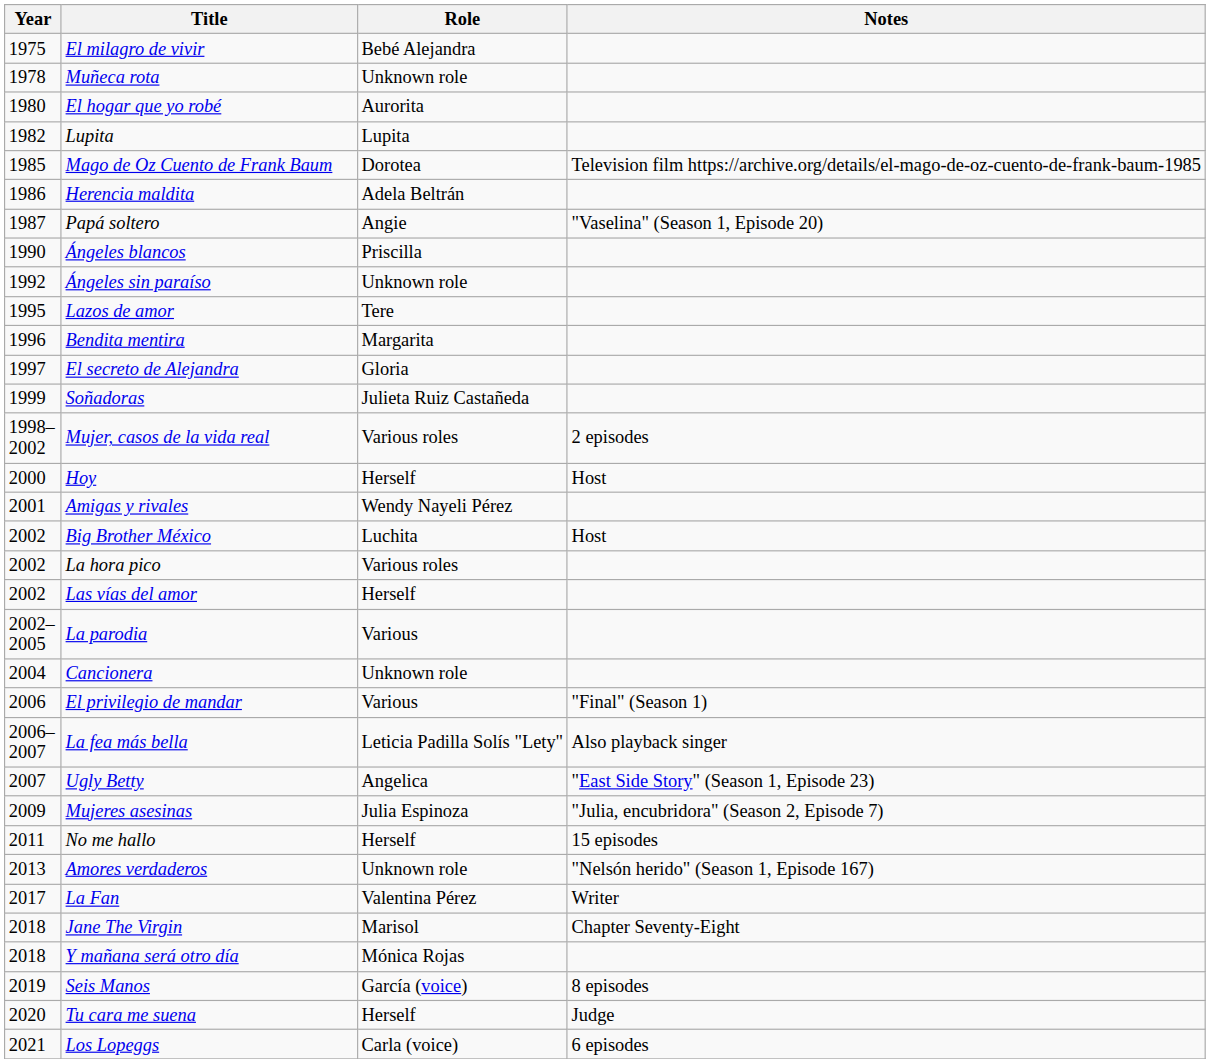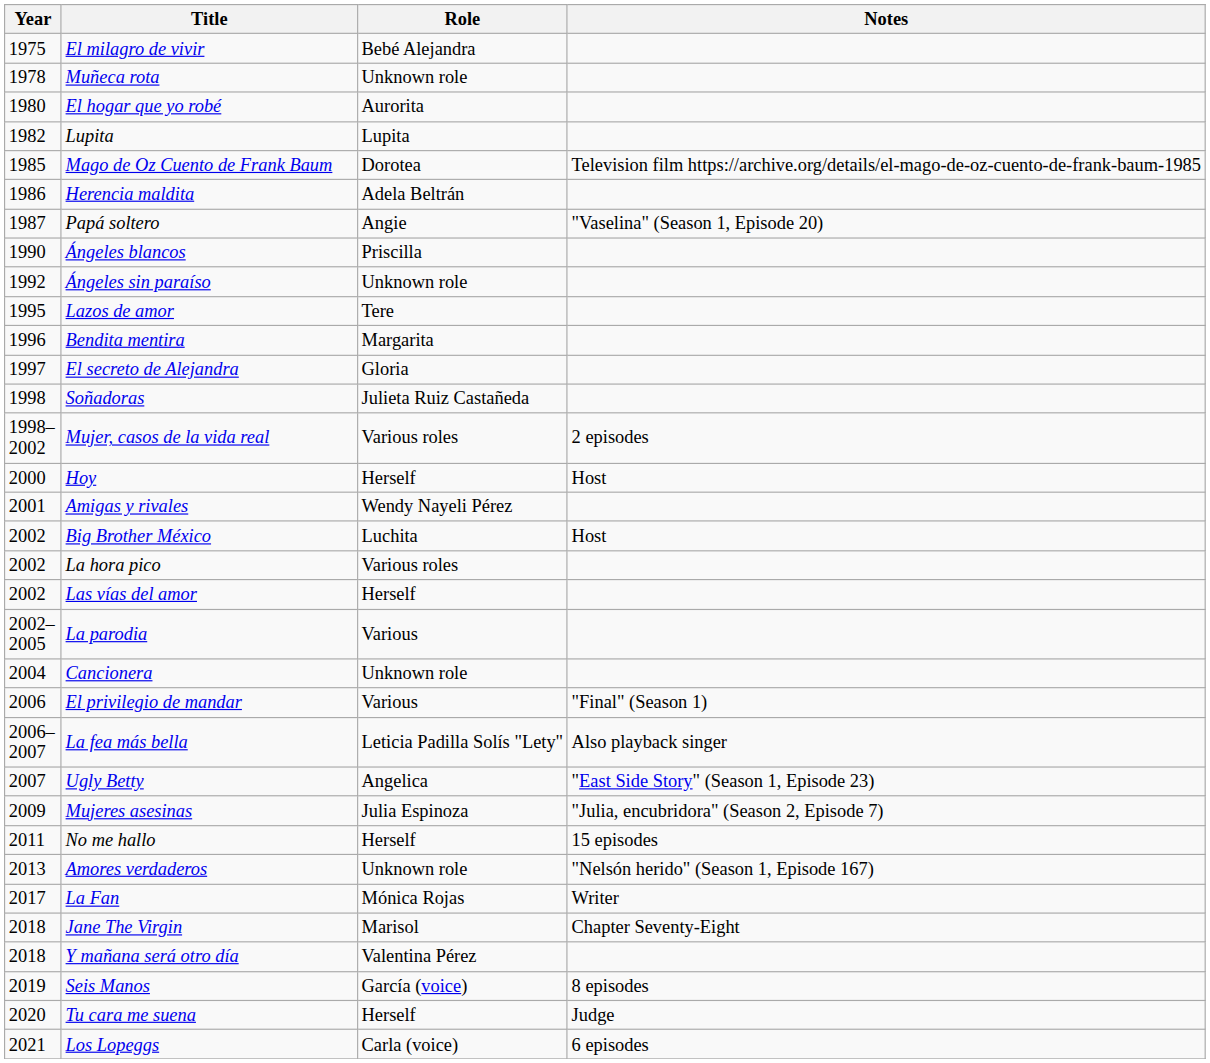(27, 398) 1999 -> (27, 398) 1998
(419, 898) Valentina Pérez -> (413, 898) Mónica Rojas
(413, 956) Mónica Rojas -> (419, 956) Valentina Pérez
